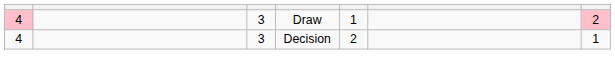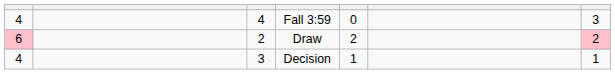+ row: (307, 19)
(19, 19) 4 -> (19, 39) 6
(261, 19) 3 -> (261, 39) 2
(353, 19) 1 -> (353, 39) 2
(353, 39) 2 -> (353, 59) 1
